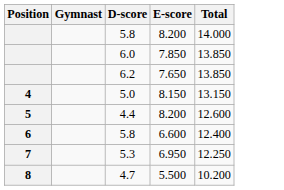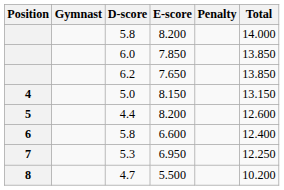+ column: (217, 14)
